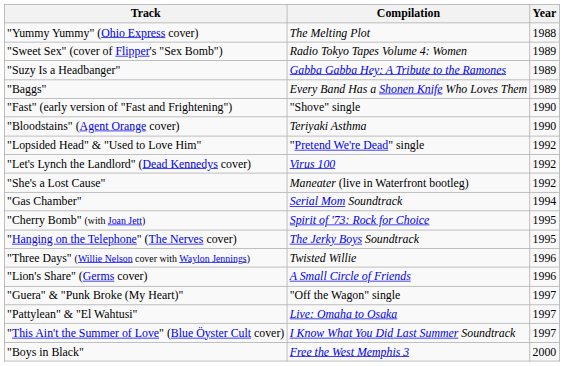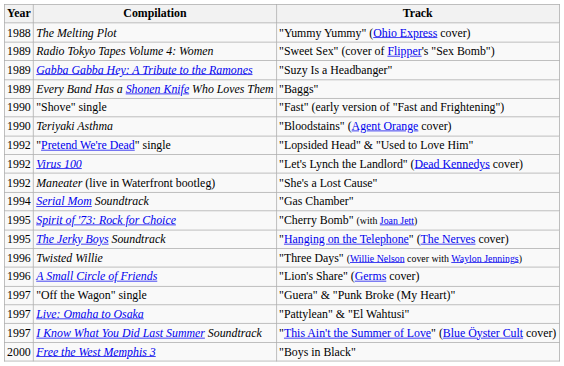columns swapped: (544, 13) <-> (146, 13)
